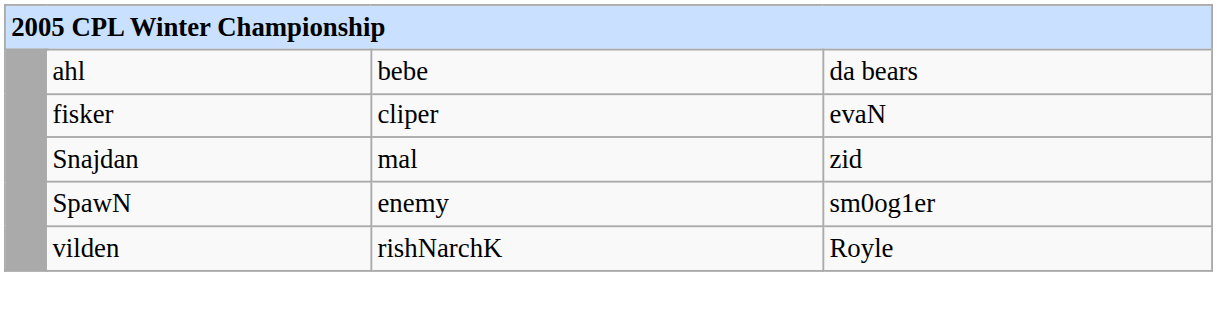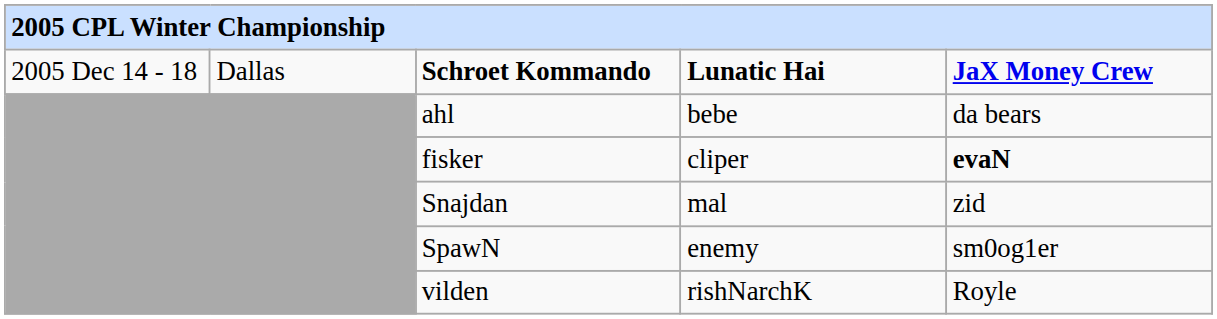+ row: (536, 70)
(858, 114) normal -> (982, 159) bold
